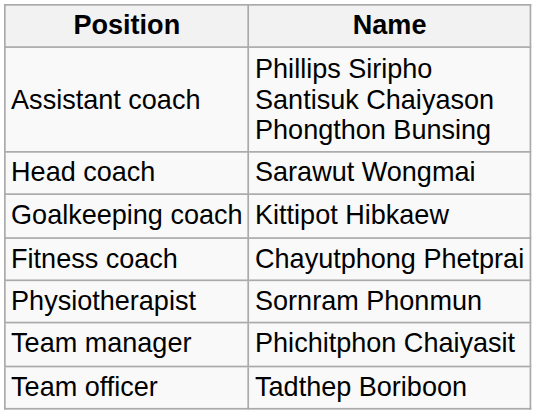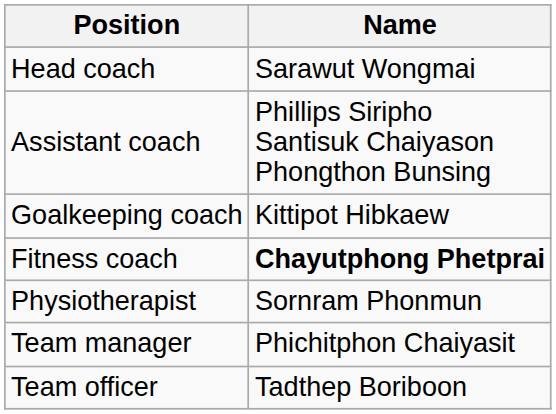rows swapped: (83, 172) <-> (106, 99)
(390, 258) normal -> (400, 258) bold
